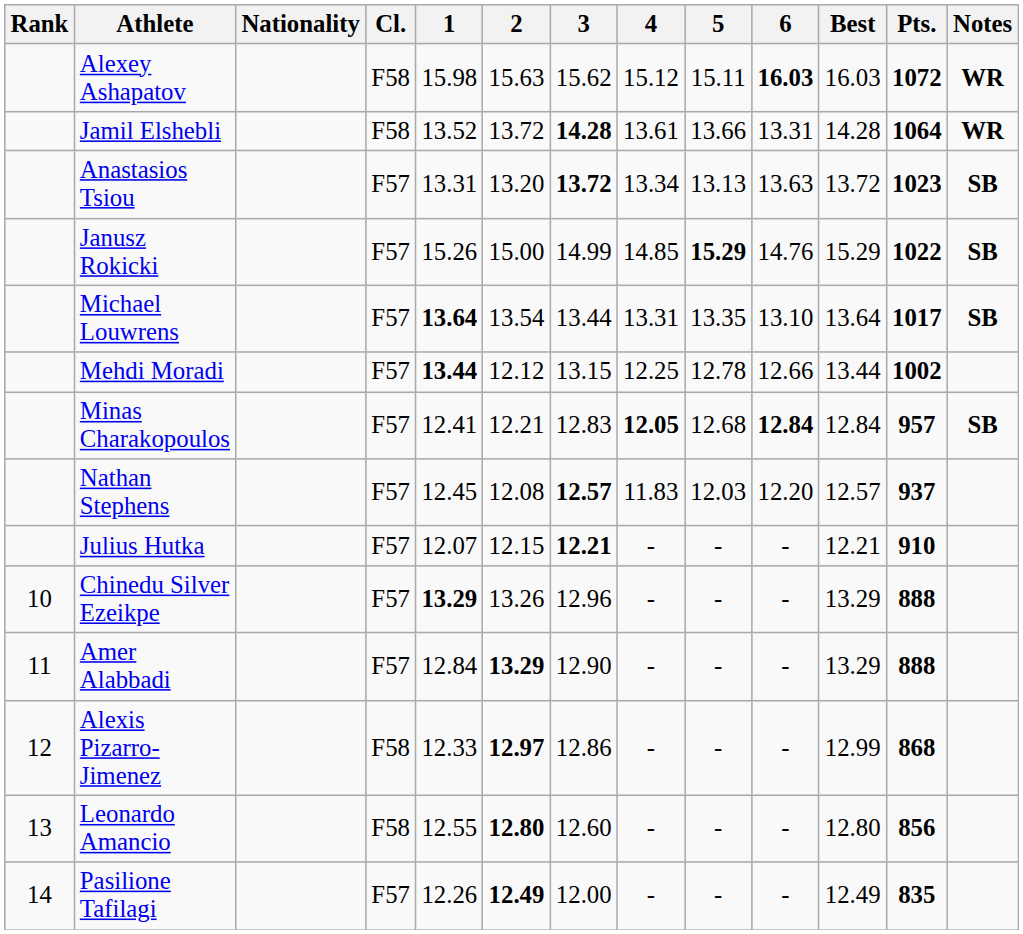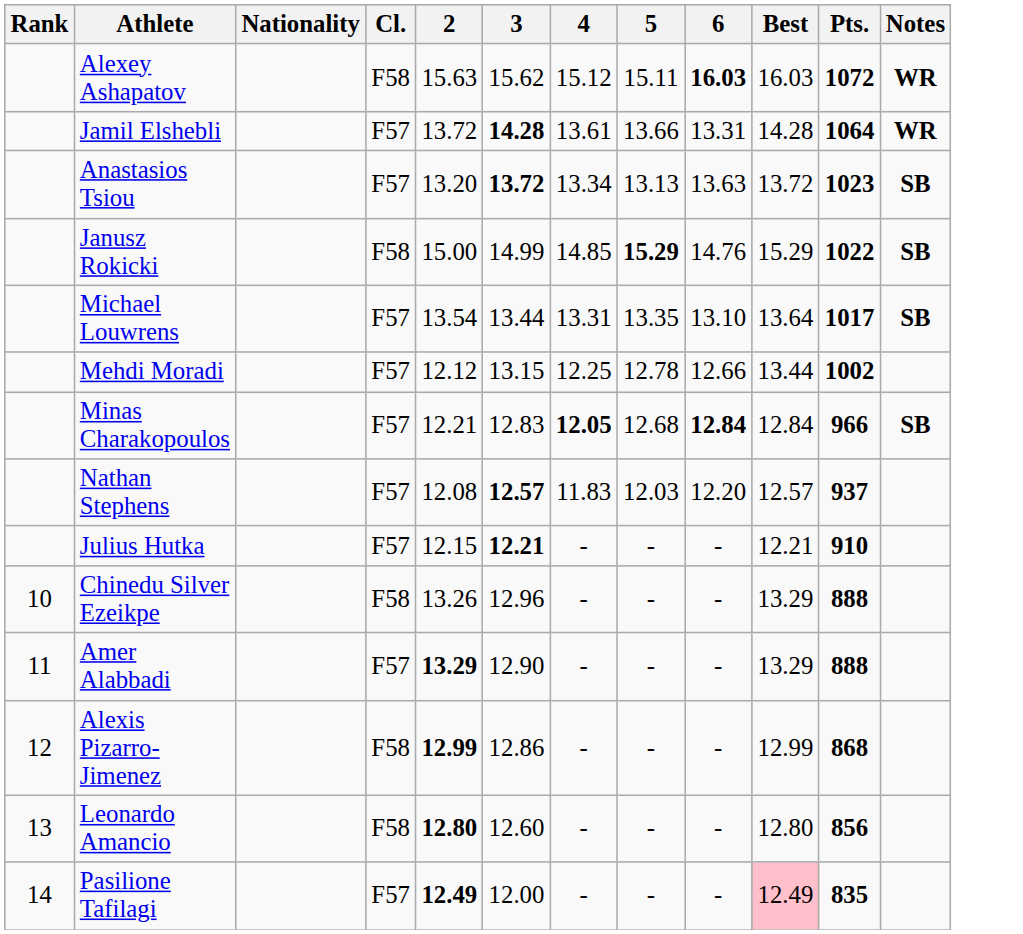- column: (449, 24)
(391, 130) F58 -> (391, 130) F57
(391, 251) F57 -> (391, 251) F58
(917, 425) 957 -> (850, 425) 966
(391, 598) F57 -> (391, 598) F58
(517, 747) 12.97 -> (449, 747) 12.99
(853, 895) no background -> (785, 895) pink background
